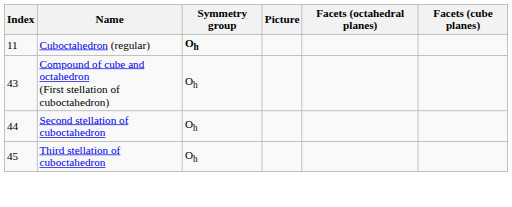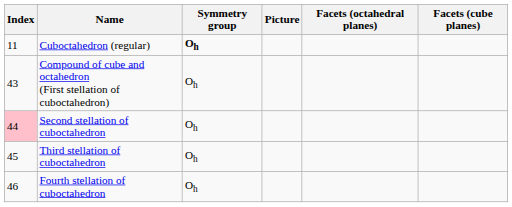(13, 126) no background -> (13, 126) pink background
+ row: (82, 187)
